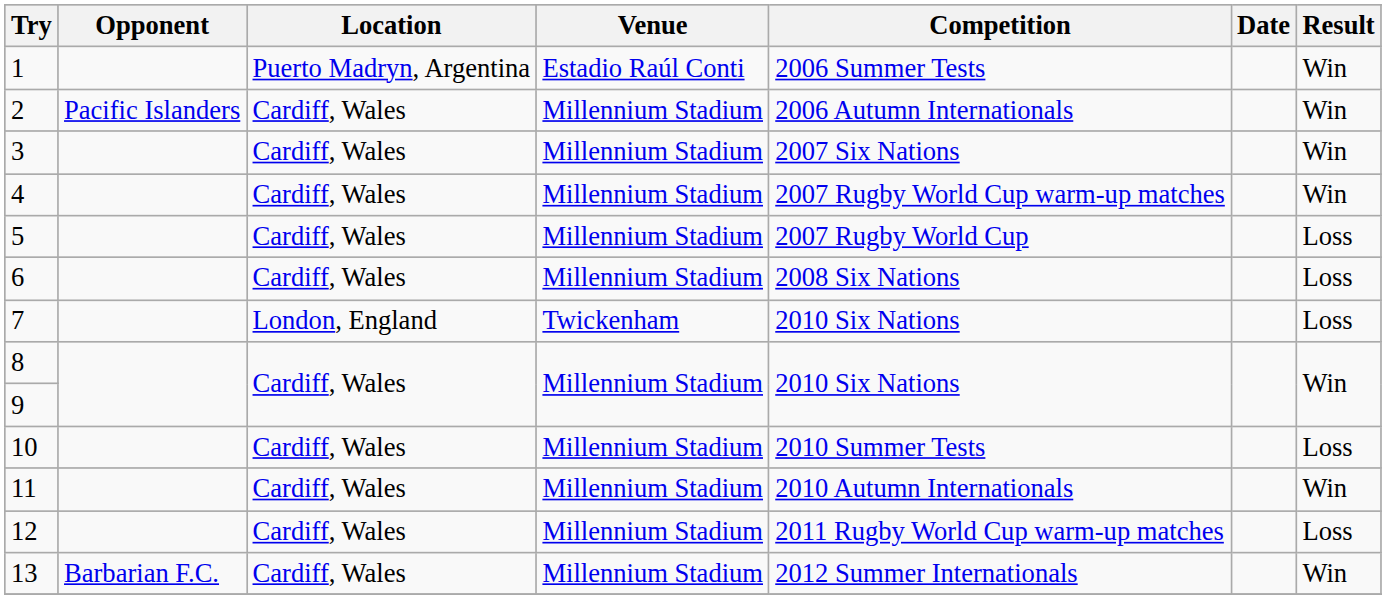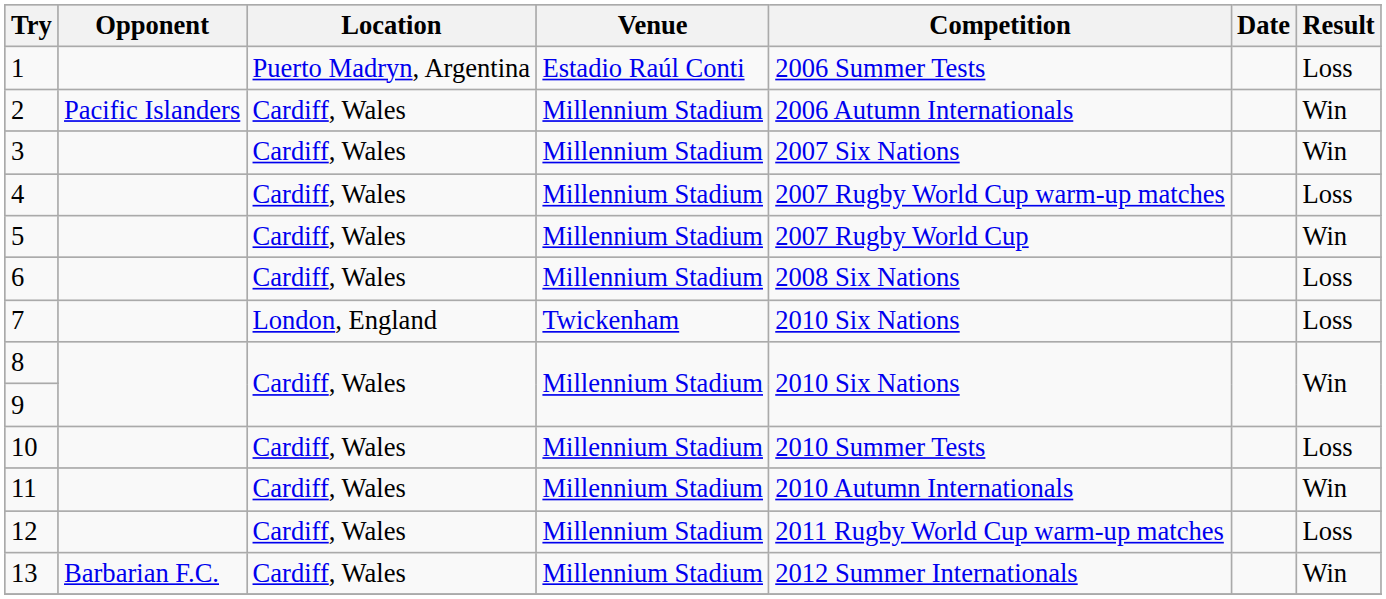(1325, 67) Win -> (1327, 67) Loss
(1325, 194) Win -> (1327, 194) Loss
(1327, 236) Loss -> (1325, 236) Win
